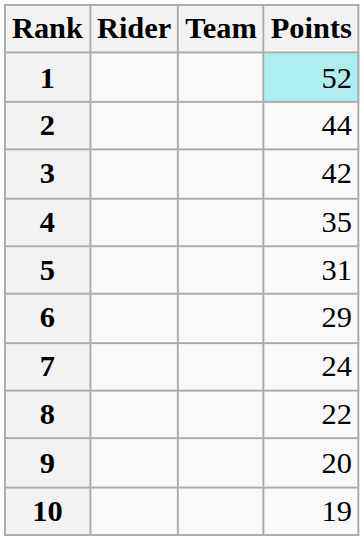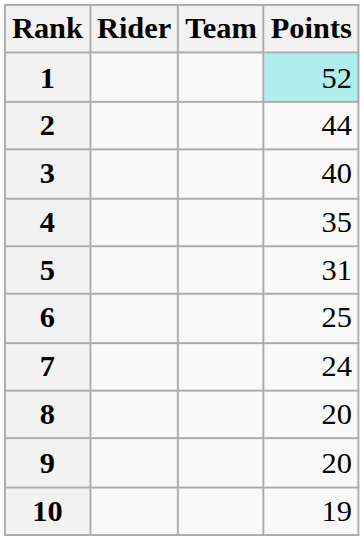(337, 173) 42 -> (337, 173) 40
(337, 317) 29 -> (337, 317) 25
(337, 414) 22 -> (337, 414) 20
